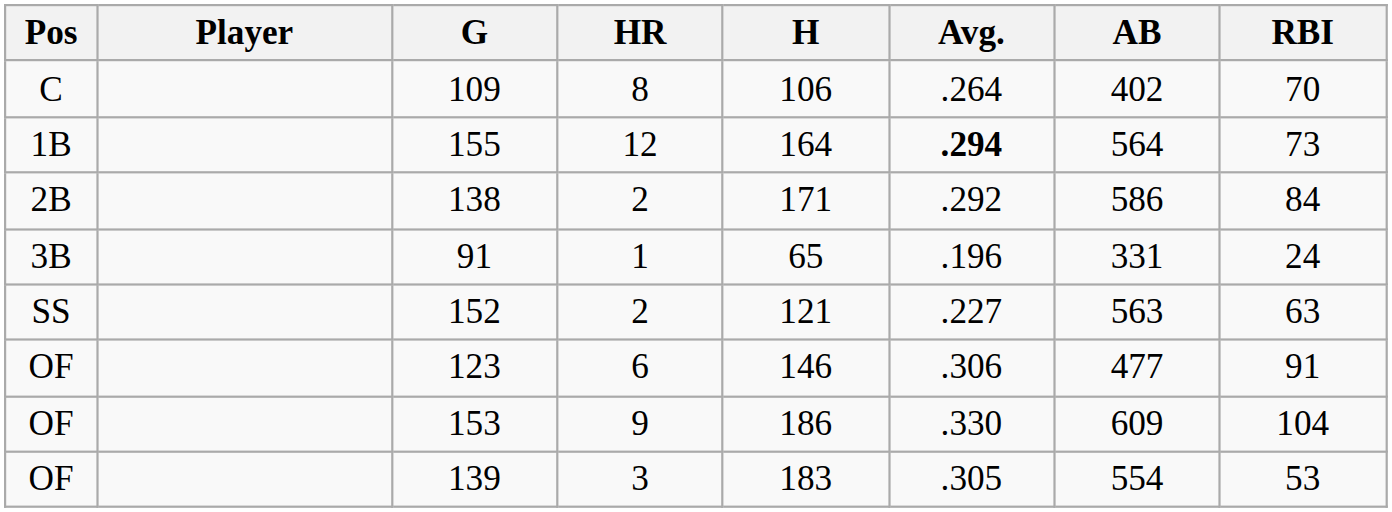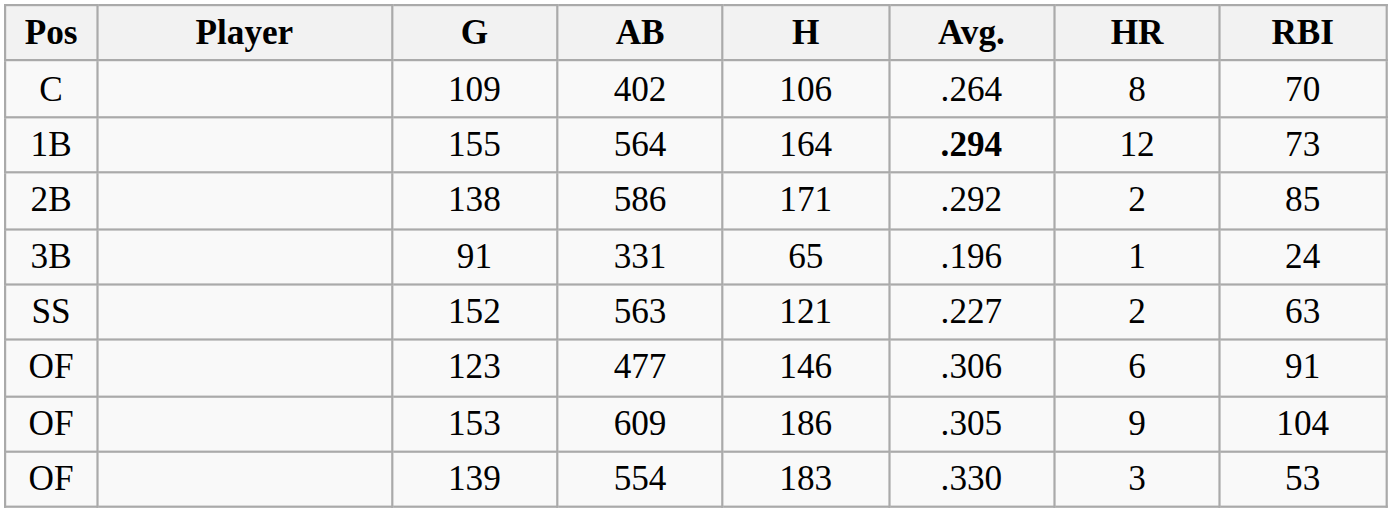columns swapped: (1137, 32) <-> (640, 32)
(1303, 199) 84 -> (1303, 199) 85
(971, 423) .330 -> (971, 423) .305
(971, 479) .305 -> (971, 479) .330
